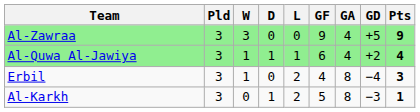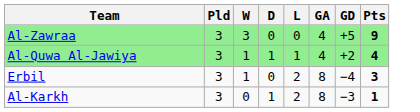- column: (322, 15)
